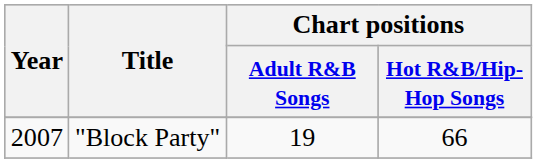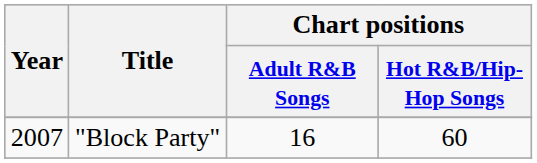(302, 137) 19 -> (302, 137) 16
(454, 137) 66 -> (454, 137) 60
